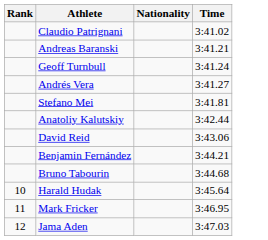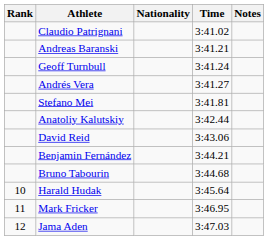+ column: (248, 13)
